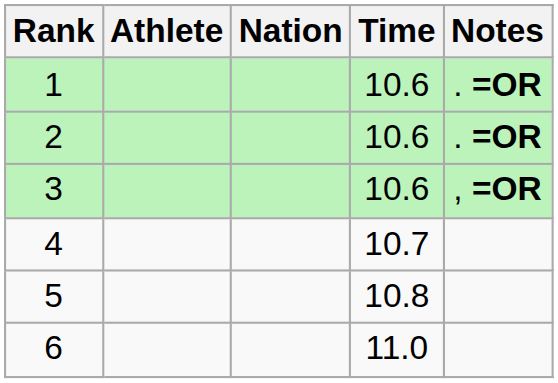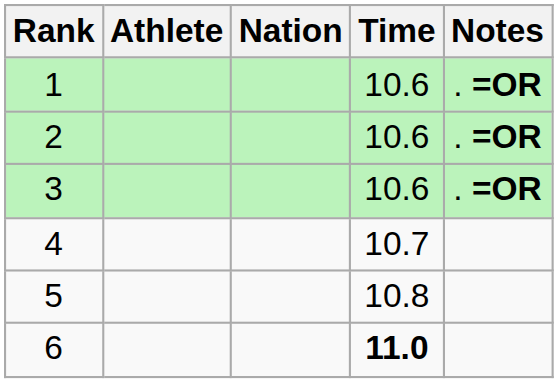(497, 190) , =OR -> (497, 190) . =OR
(397, 349) normal -> (397, 349) bold
